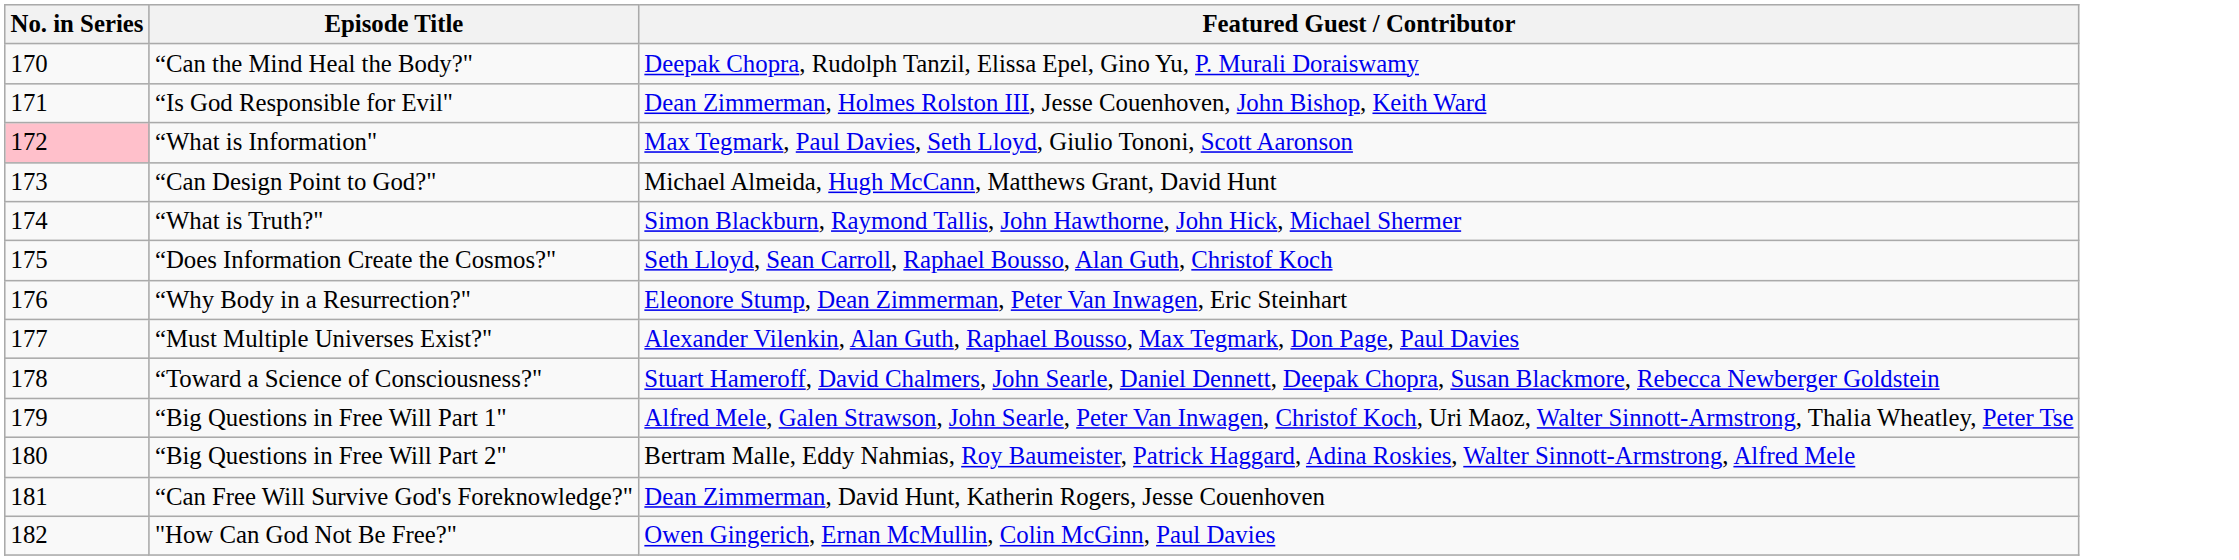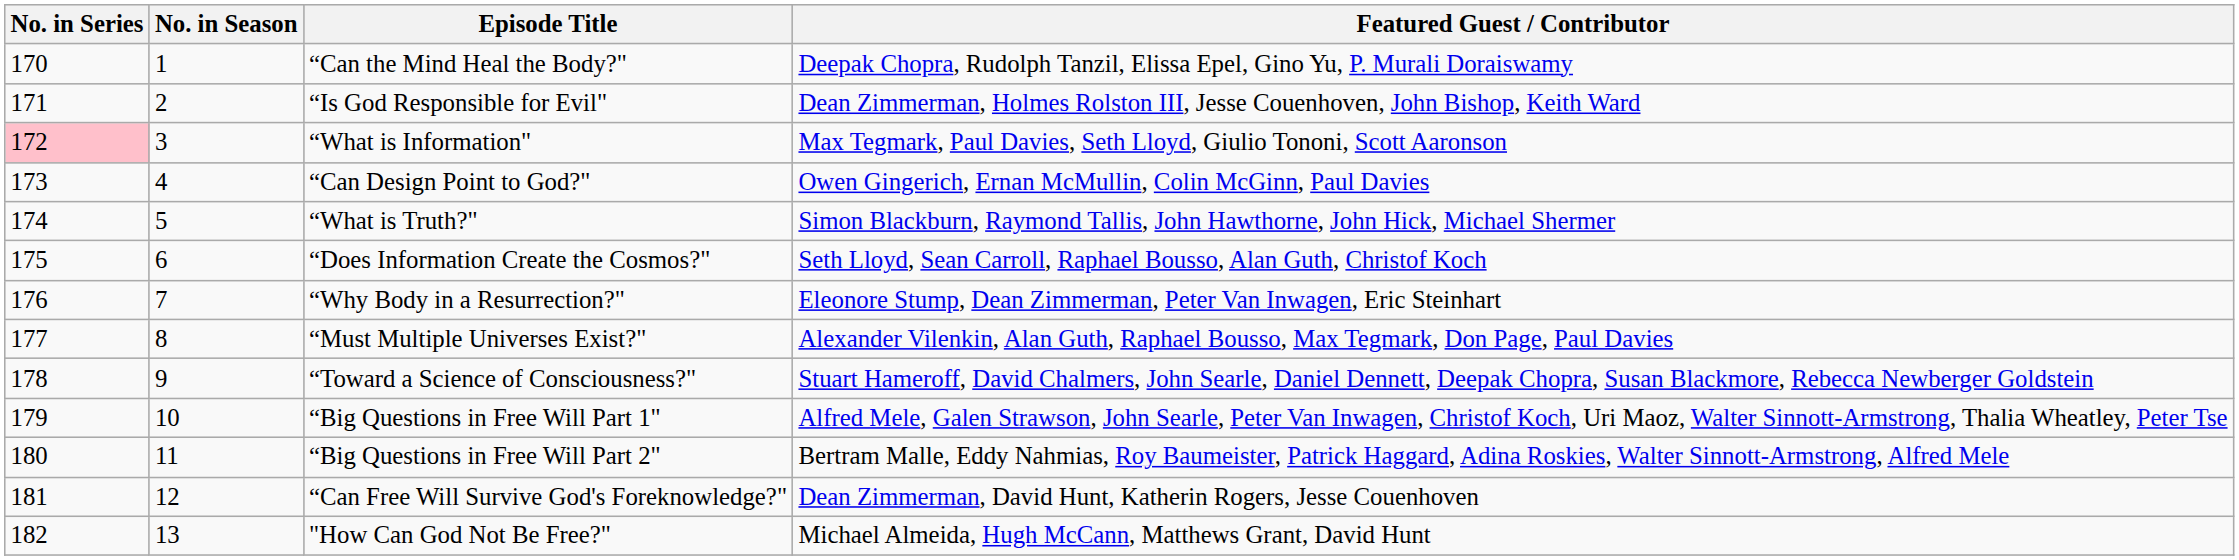+ column: (226, 24)
(961, 181) Michael Almeida, Hugh McCann, Matthews Grant, David Hunt -> (1114, 181) Owen Gingerich, Ernan McMullin, Colin McGinn, Paul Davies
(960, 535) Owen Gingerich, Ernan McMullin, Colin McGinn, Paul Davies -> (1115, 535) Michael Almeida, Hugh McCann, Matthews Grant, David Hunt
